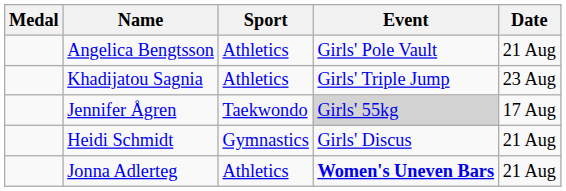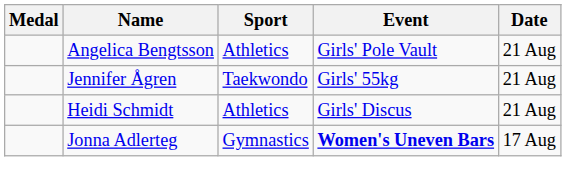- row: (135, 80)
(358, 110) lightgrey background -> (358, 80) no background
(529, 110) 17 Aug -> (529, 80) 21 Aug
(266, 140) Gymnastics -> (256, 110) Athletics
(256, 170) Athletics -> (266, 140) Gymnastics
(529, 170) 21 Aug -> (529, 140) 17 Aug
